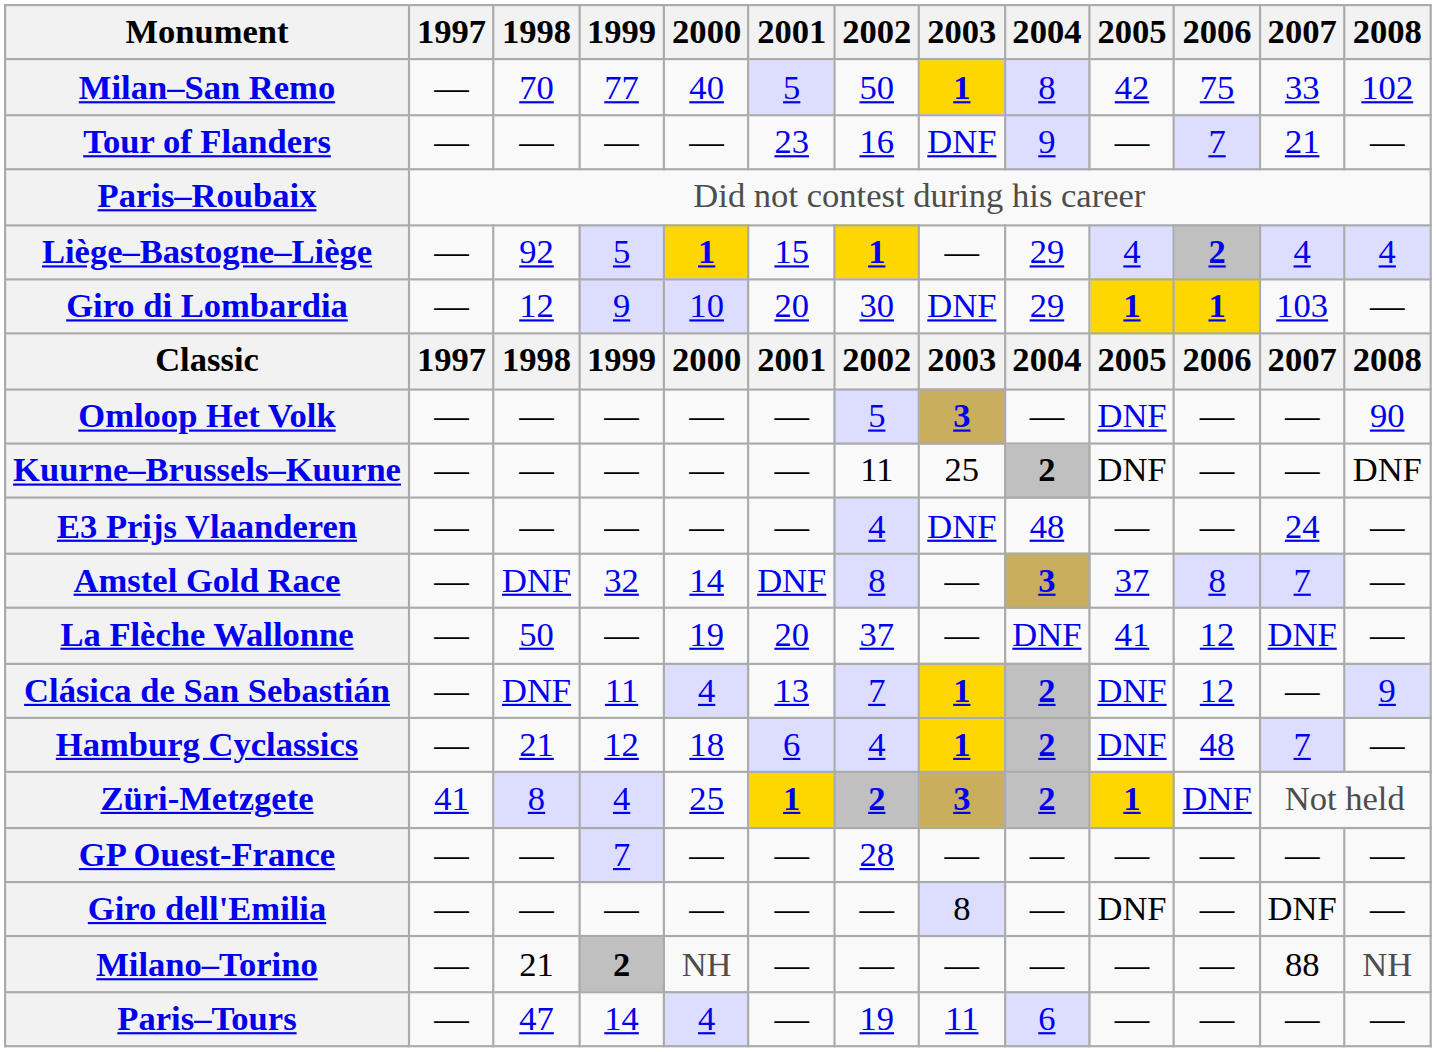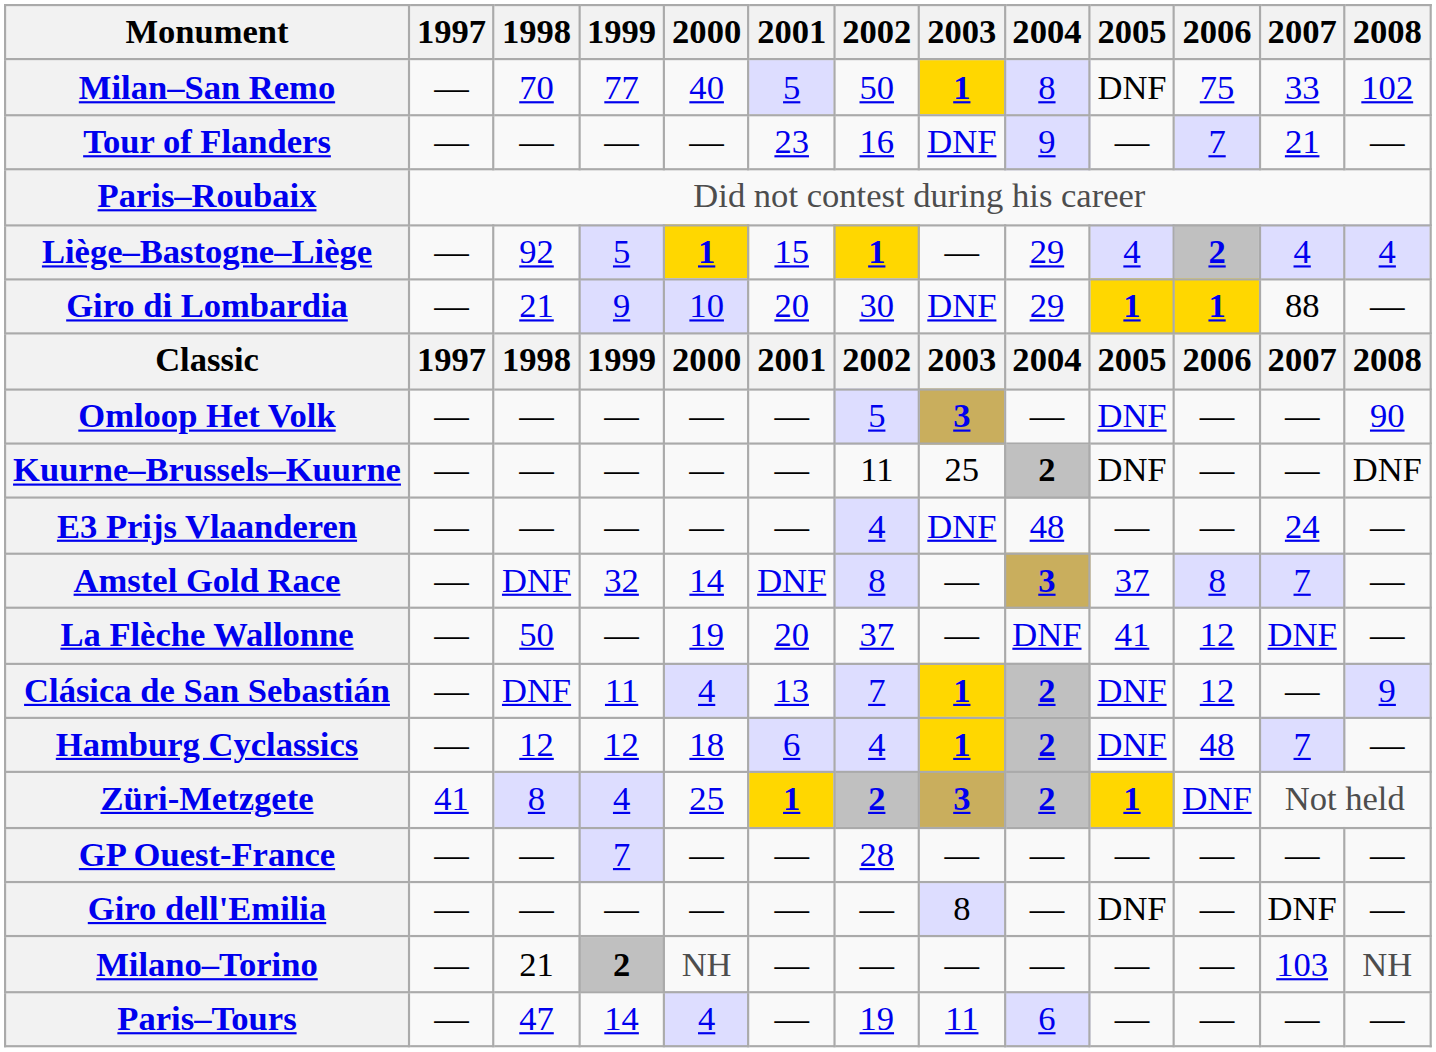(1132, 86) 42 -> (1132, 86) DNF
(537, 305) 12 -> (537, 305) 21
(1302, 305) 103 -> (1302, 305) 88
(537, 744) 21 -> (537, 744) 12
(1302, 963) 88 -> (1302, 963) 103
